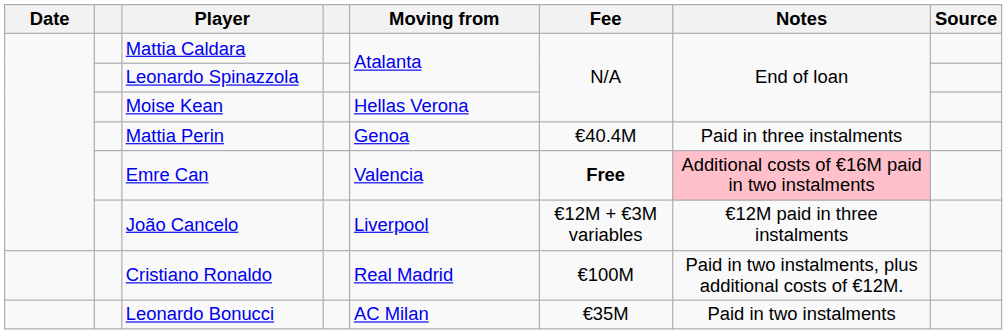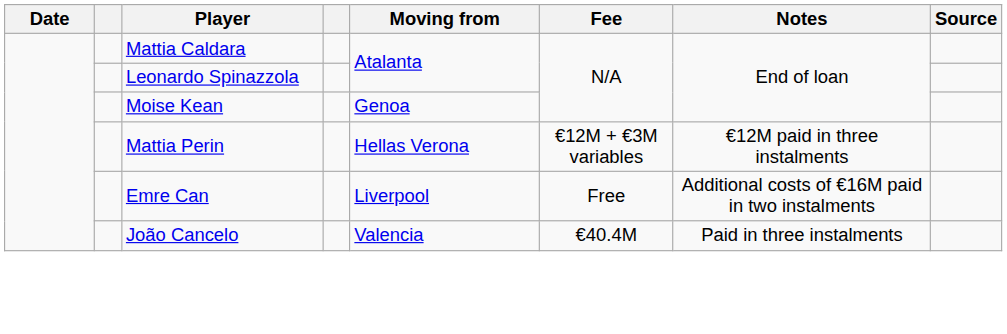(411, 106) Hellas Verona -> (382, 106) Genoa
(382, 135) Genoa -> (412, 146) Hellas Verona
(606, 135) €40.4M -> (606, 146) €12M + €3M variables
(802, 135) Paid in three instalments -> (802, 146) €12M paid in three instalments
(389, 175) Valencia -> (392, 196) Liverpool
(606, 175) bold -> (606, 196) normal
(802, 175) pink background -> (802, 196) no background
(391, 225) Liverpool -> (389, 235) Valencia
(606, 225) €12M + €3M variables -> (606, 235) €40.4M
(802, 225) €12M paid in three instalments -> (802, 235) Paid in three instalments
- row: (199, 275)
- row: (200, 314)
